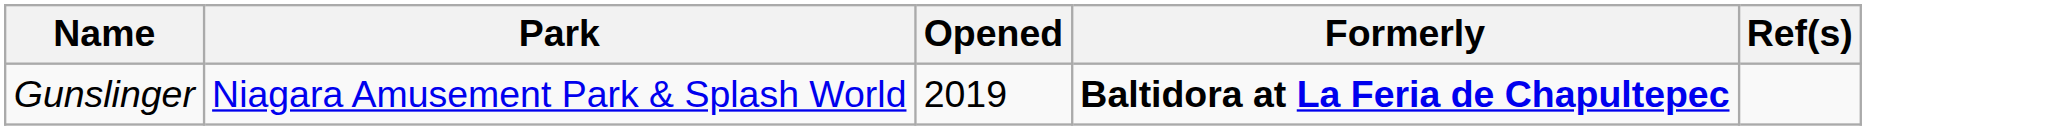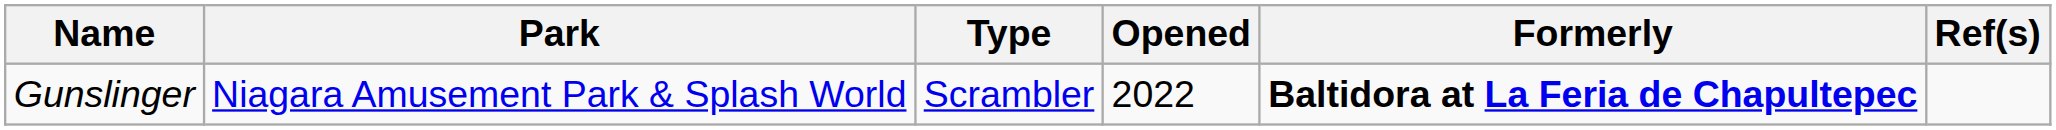+ column: (1009, 34)
(965, 93) 2019 -> (1153, 93) 2022
